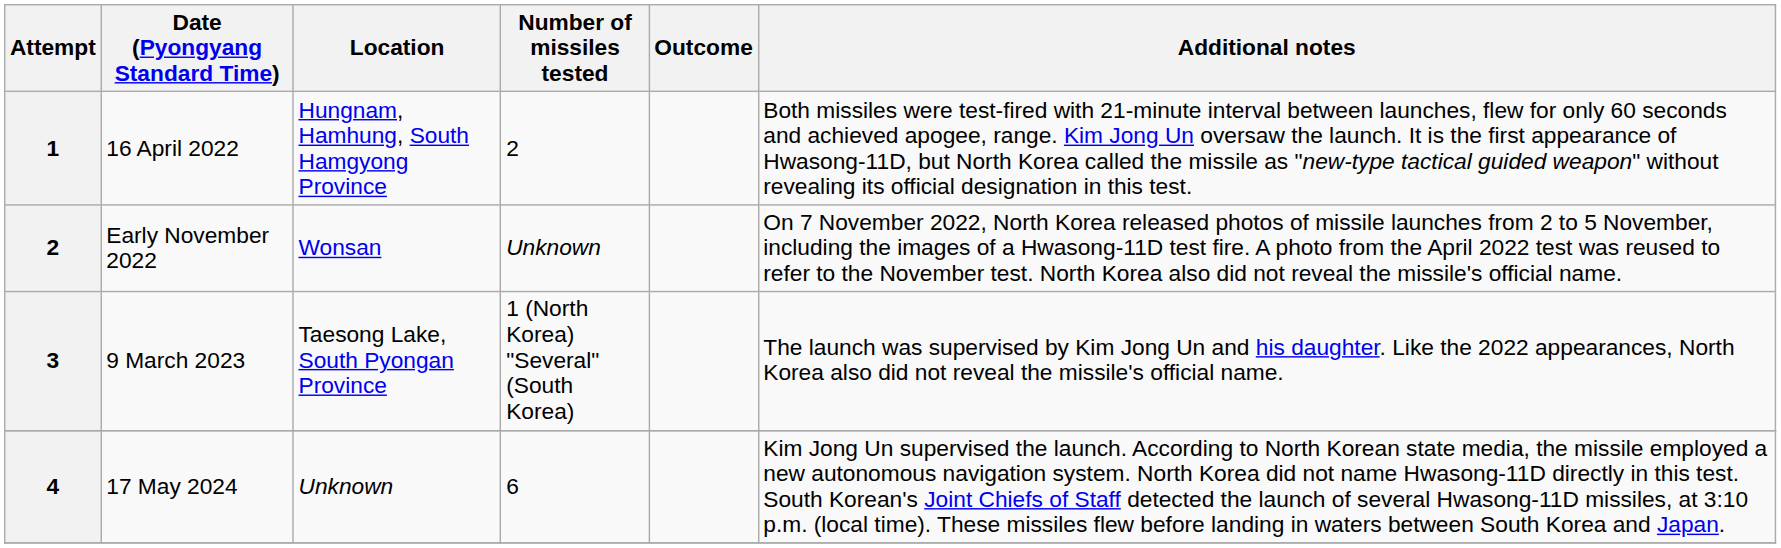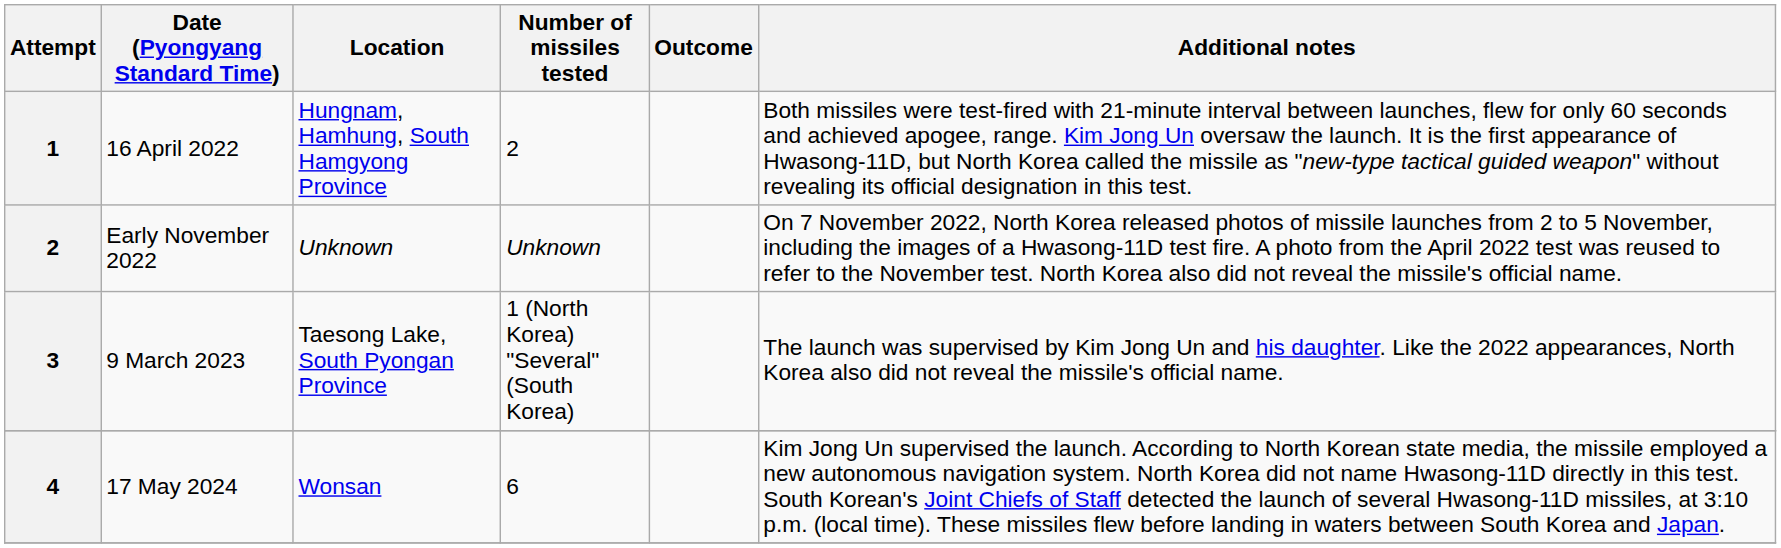(340, 247) Wonsan -> (346, 247) Unknown
(346, 486) Unknown -> (340, 486) Wonsan
